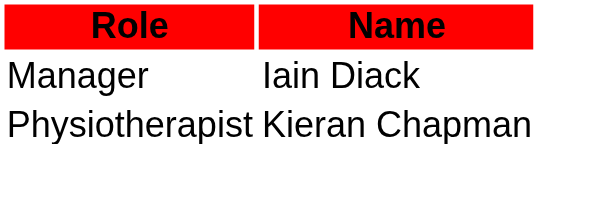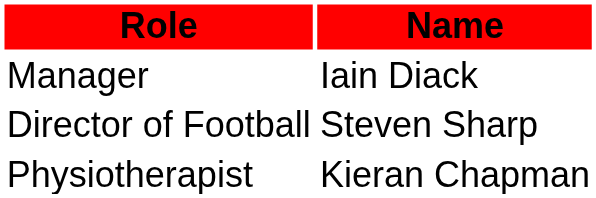+ row: (159, 125)
